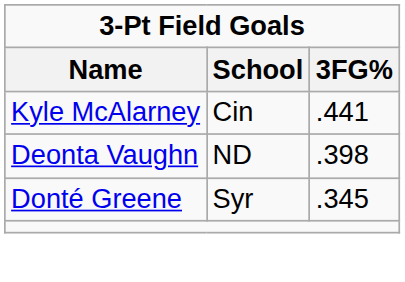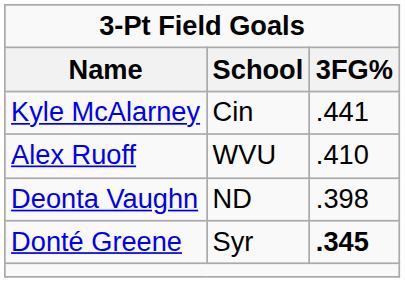+ row: (74, 155)
(342, 198) normal -> (342, 241) bold
